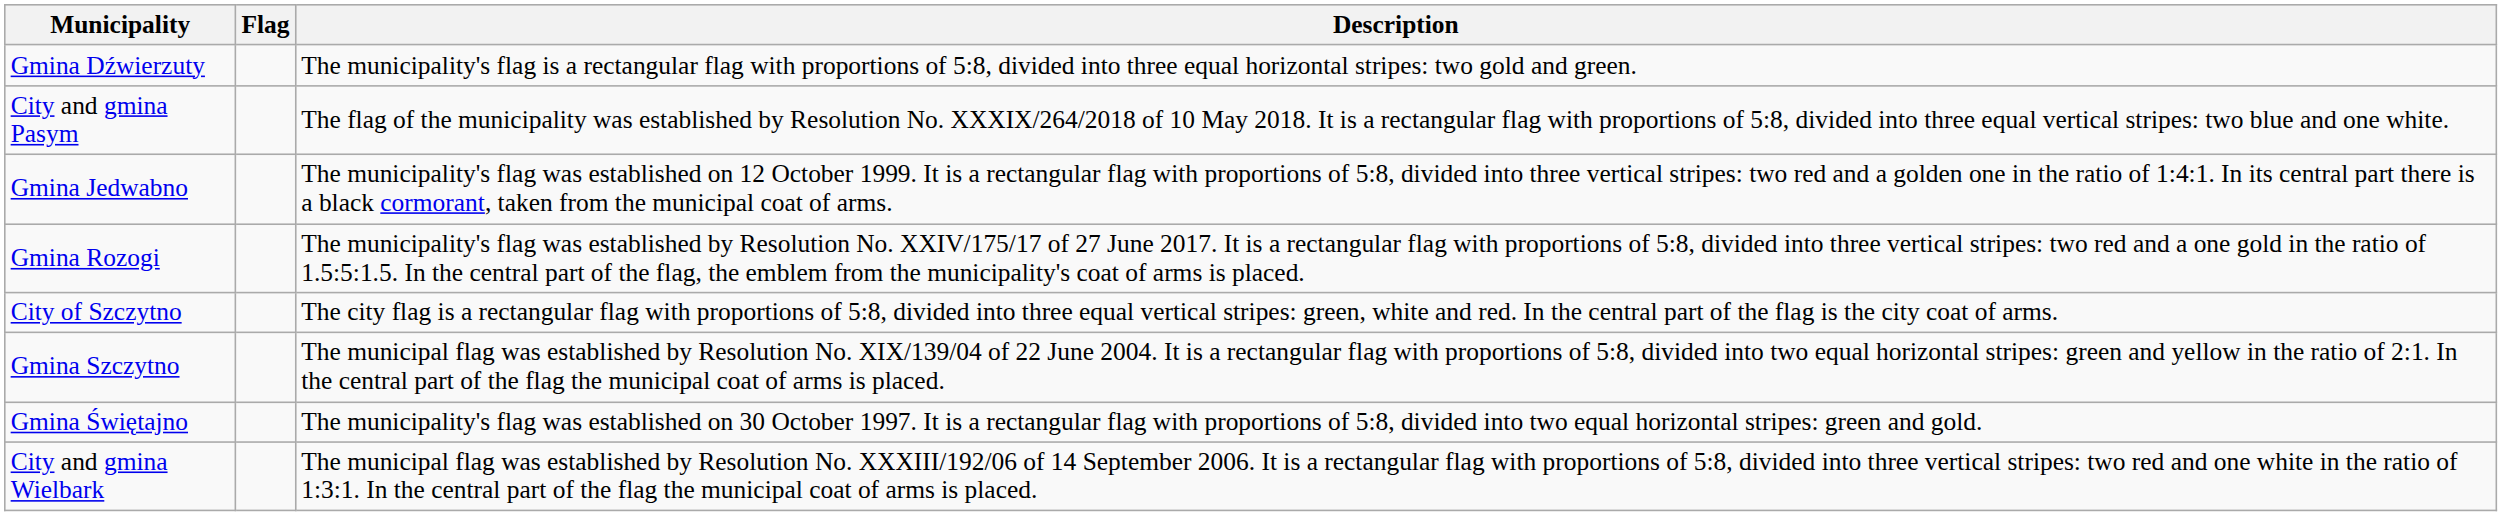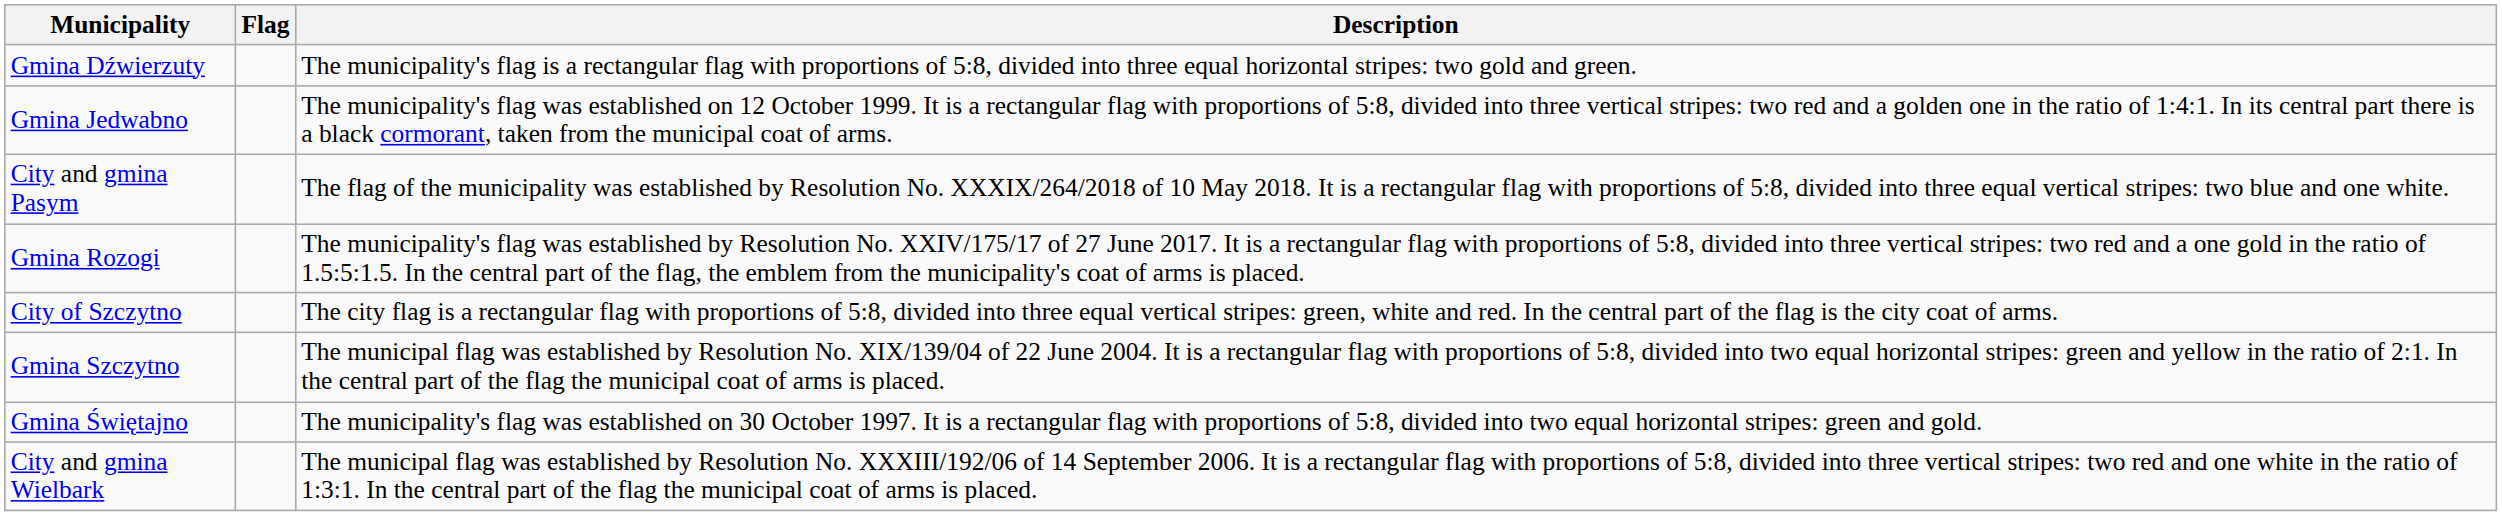rows swapped: (99, 188) <-> (89, 119)
